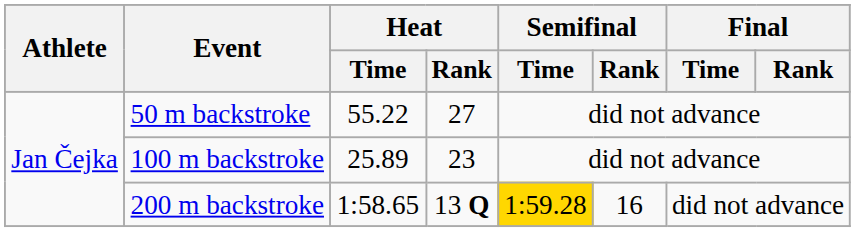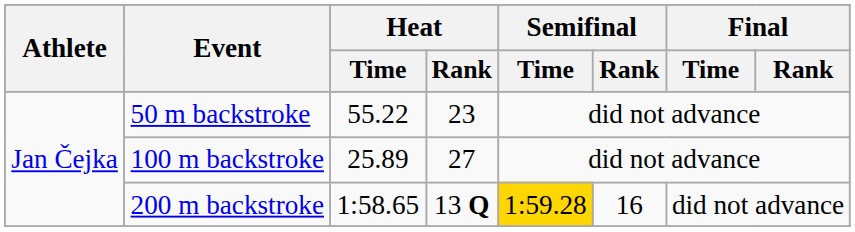(462, 114) 27 -> (462, 114) 23
(462, 159) 23 -> (462, 159) 27
